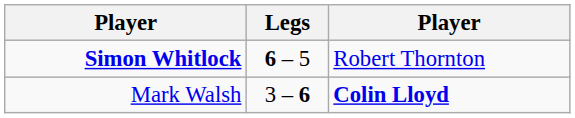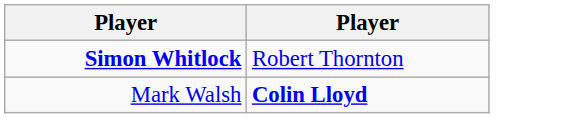- column: (287, 22)
